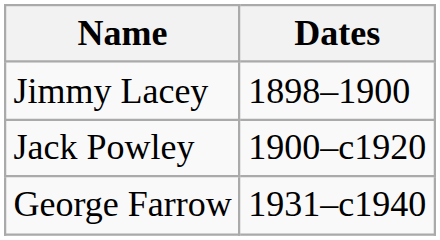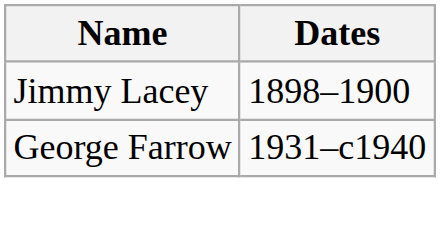- row: (104, 147)
